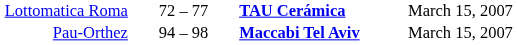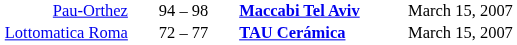rows swapped: (90, 33) <-> (66, 10)
